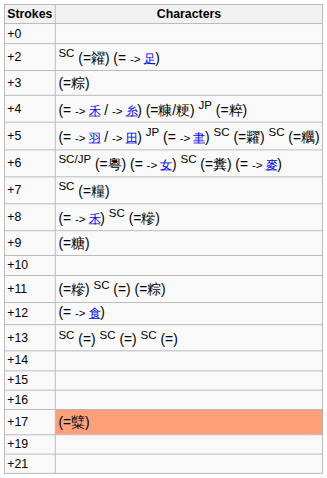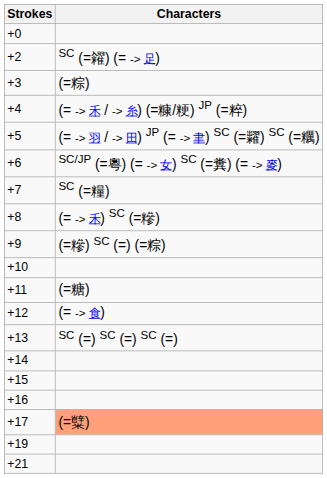(74, 243) (=糖) -> (112, 244) (=糝) SC (=) (=粽)
(112, 288) (=糝) SC (=) (=粽) -> (74, 290) (=糖)
